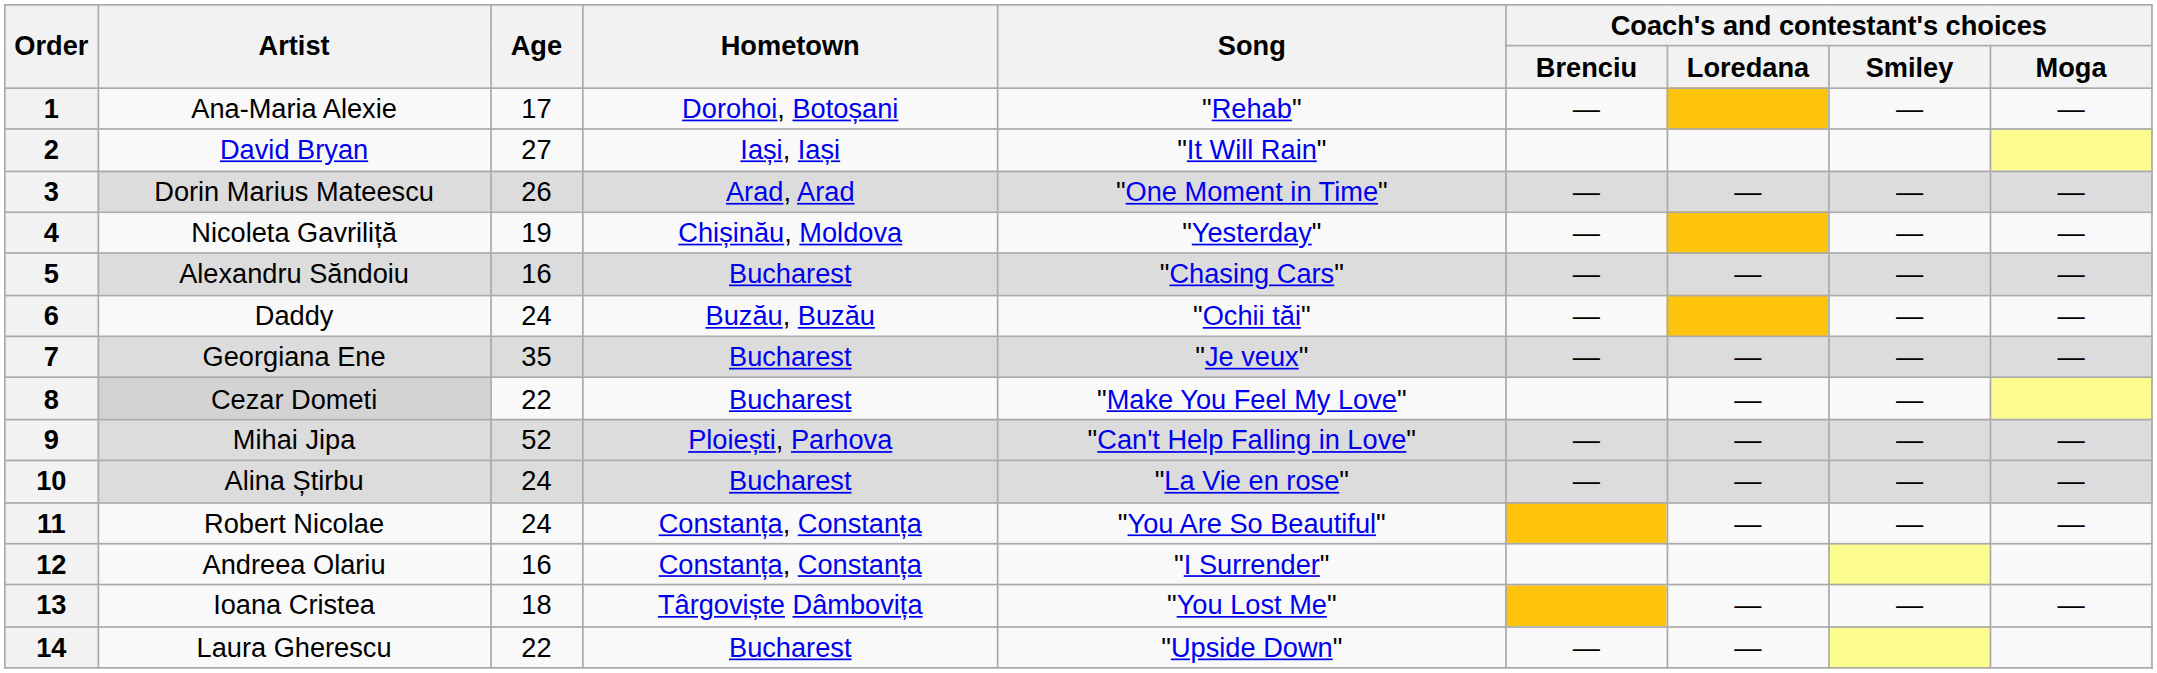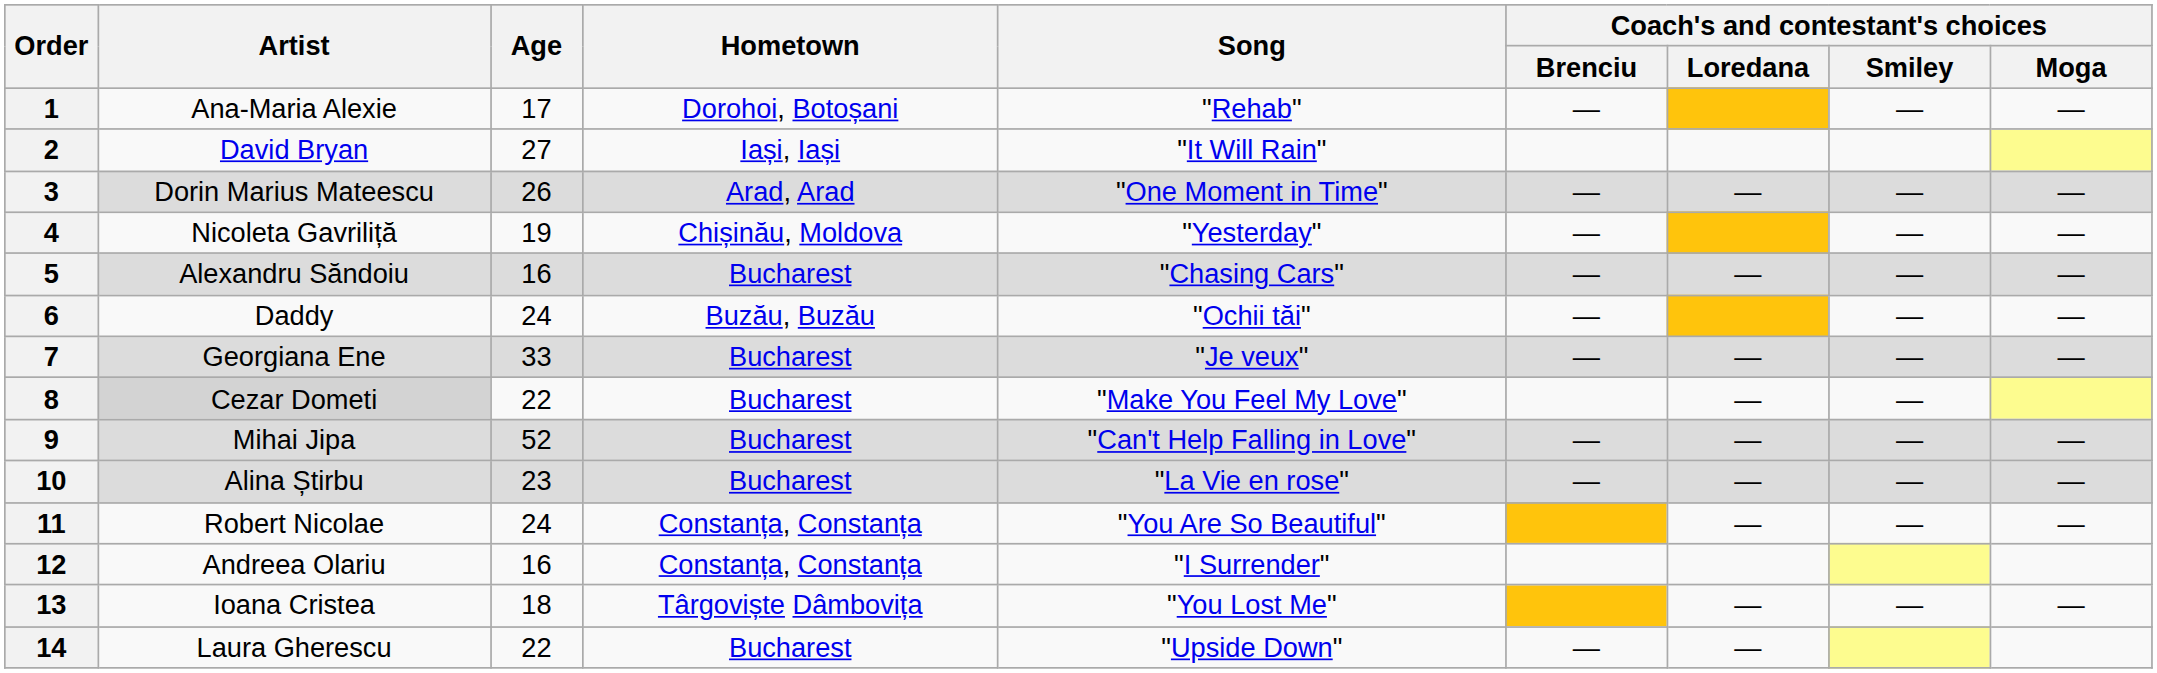(536, 357) 35 -> (536, 357) 33
(790, 440) Ploiești, Parhova -> (790, 440) Bucharest
(536, 481) 24 -> (536, 481) 23
